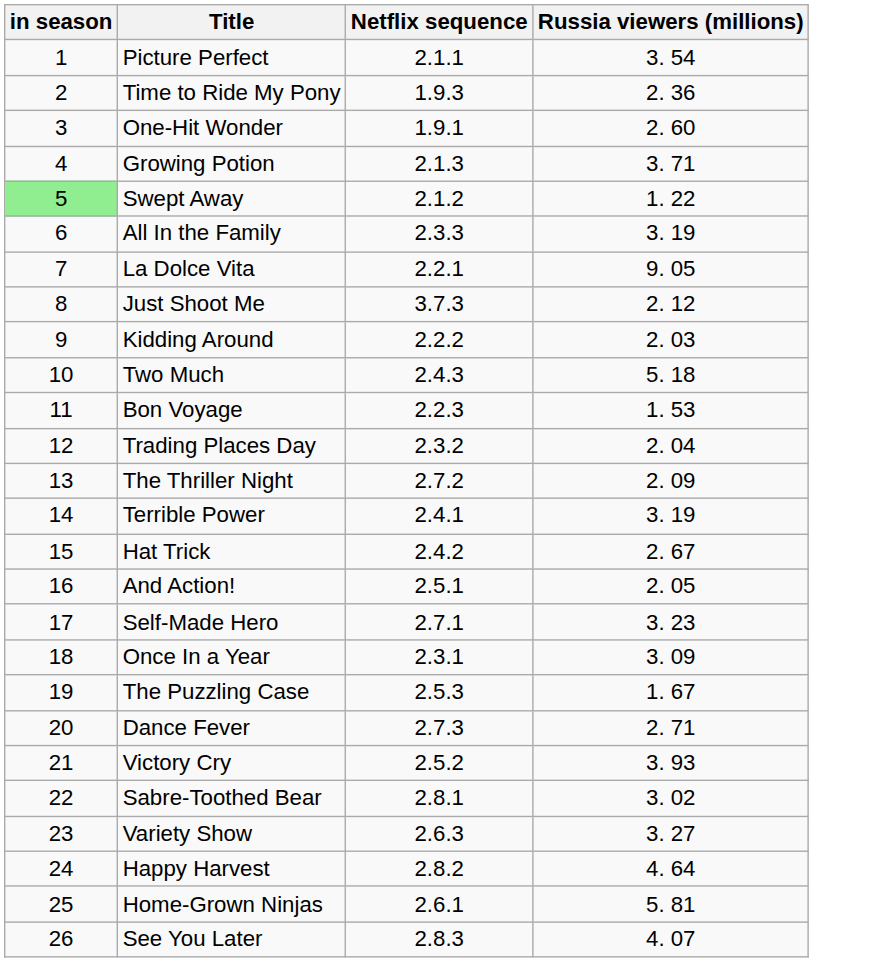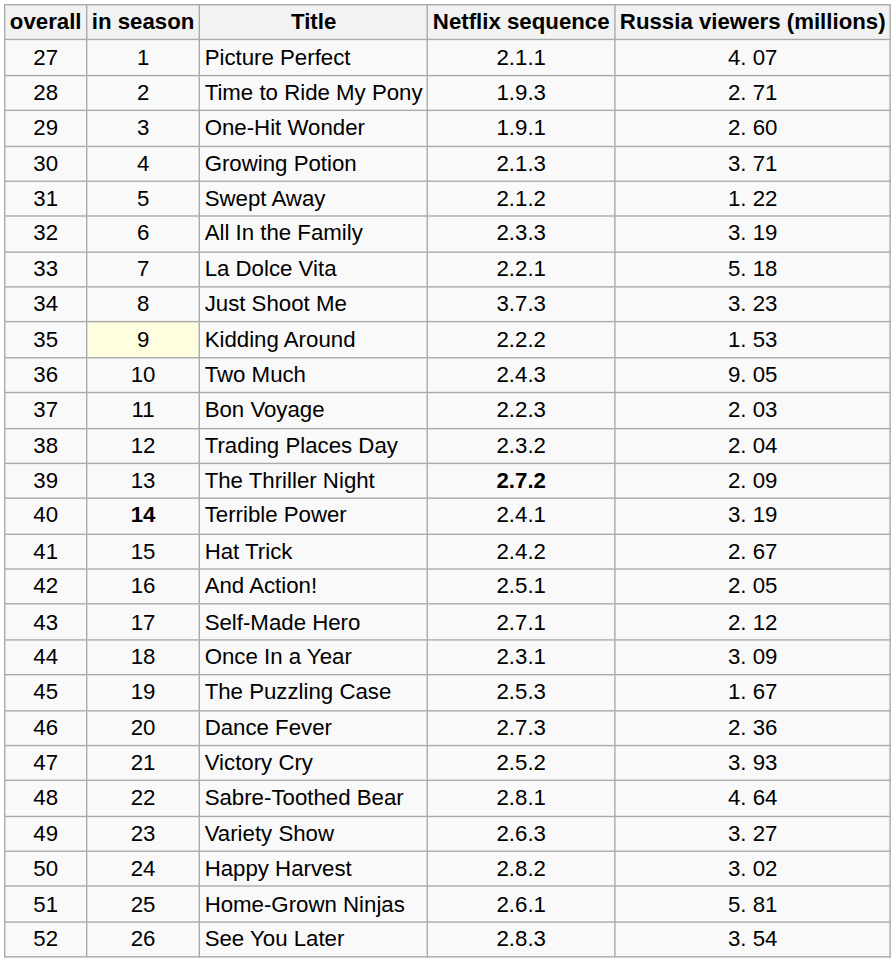+ column: (46, 22)
(671, 57) 3. 54 -> (753, 57) 4. 07
(671, 92) 2. 36 -> (753, 92) 2. 71
(61, 198) lightgreen background -> (143, 198) no background
(671, 269) 9. 05 -> (753, 269) 5. 18
(671, 304) 2. 12 -> (753, 304) 3. 23
(61, 339) no background -> (143, 339) lightyellow background
(671, 339) 2. 03 -> (753, 339) 1. 53
(671, 374) 5. 18 -> (753, 374) 9. 05
(671, 410) 1. 53 -> (753, 410) 2. 03
(439, 480) normal -> (521, 480) bold
(61, 515) normal -> (143, 515) bold
(671, 621) 3. 23 -> (753, 621) 2. 12
(671, 727) 2. 71 -> (753, 727) 2. 36
(671, 798) 3. 02 -> (753, 798) 4. 64
(671, 868) 4. 64 -> (753, 868) 3. 02
(671, 939) 4. 07 -> (753, 939) 3. 54
